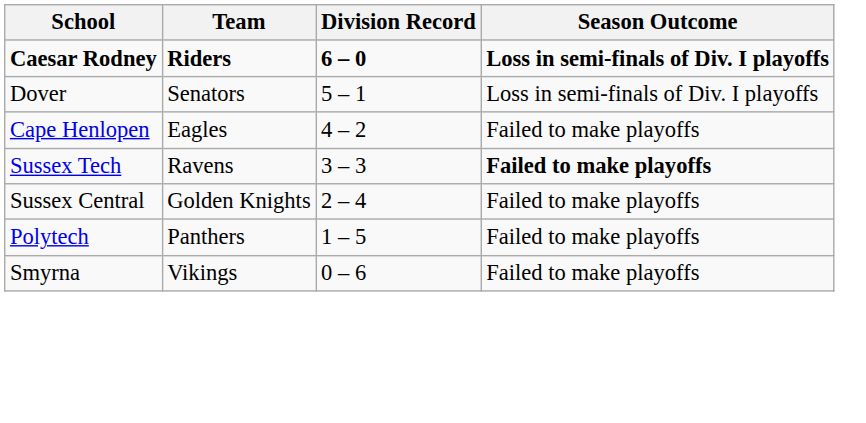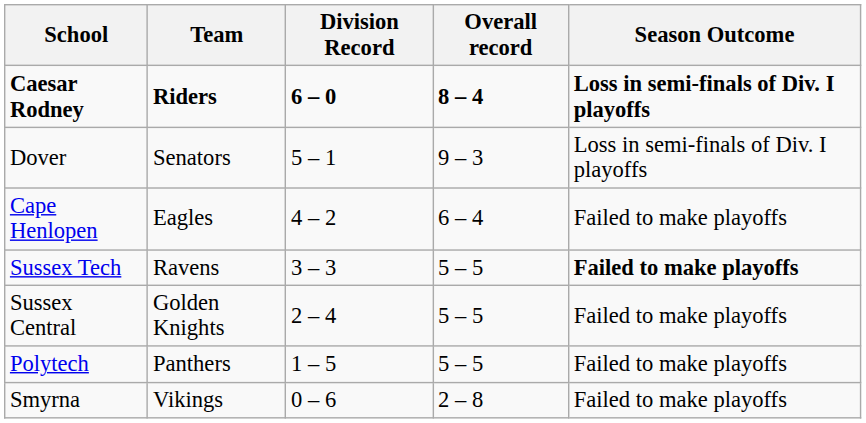+ column: (501, 35)
